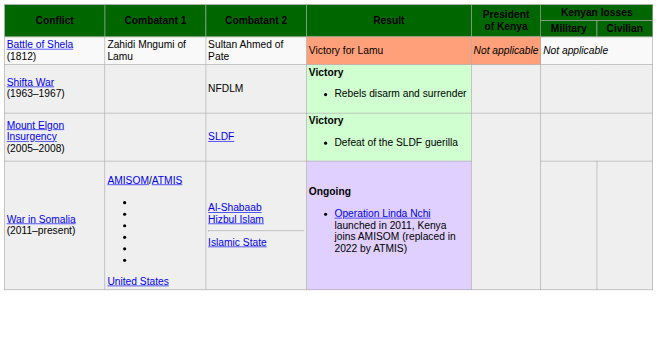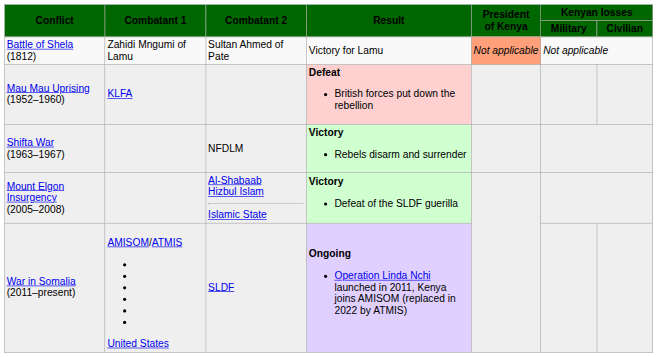(346, 50) lightsalmon background -> (346, 50) no background
+ row: (48, 94)
(221, 137) SLDF -> (256, 198) Al-Shabaab Hizbul Islam Islamic State
(256, 225) Al-Shabaab Hizbul Islam Islamic State -> (221, 287) SLDF
